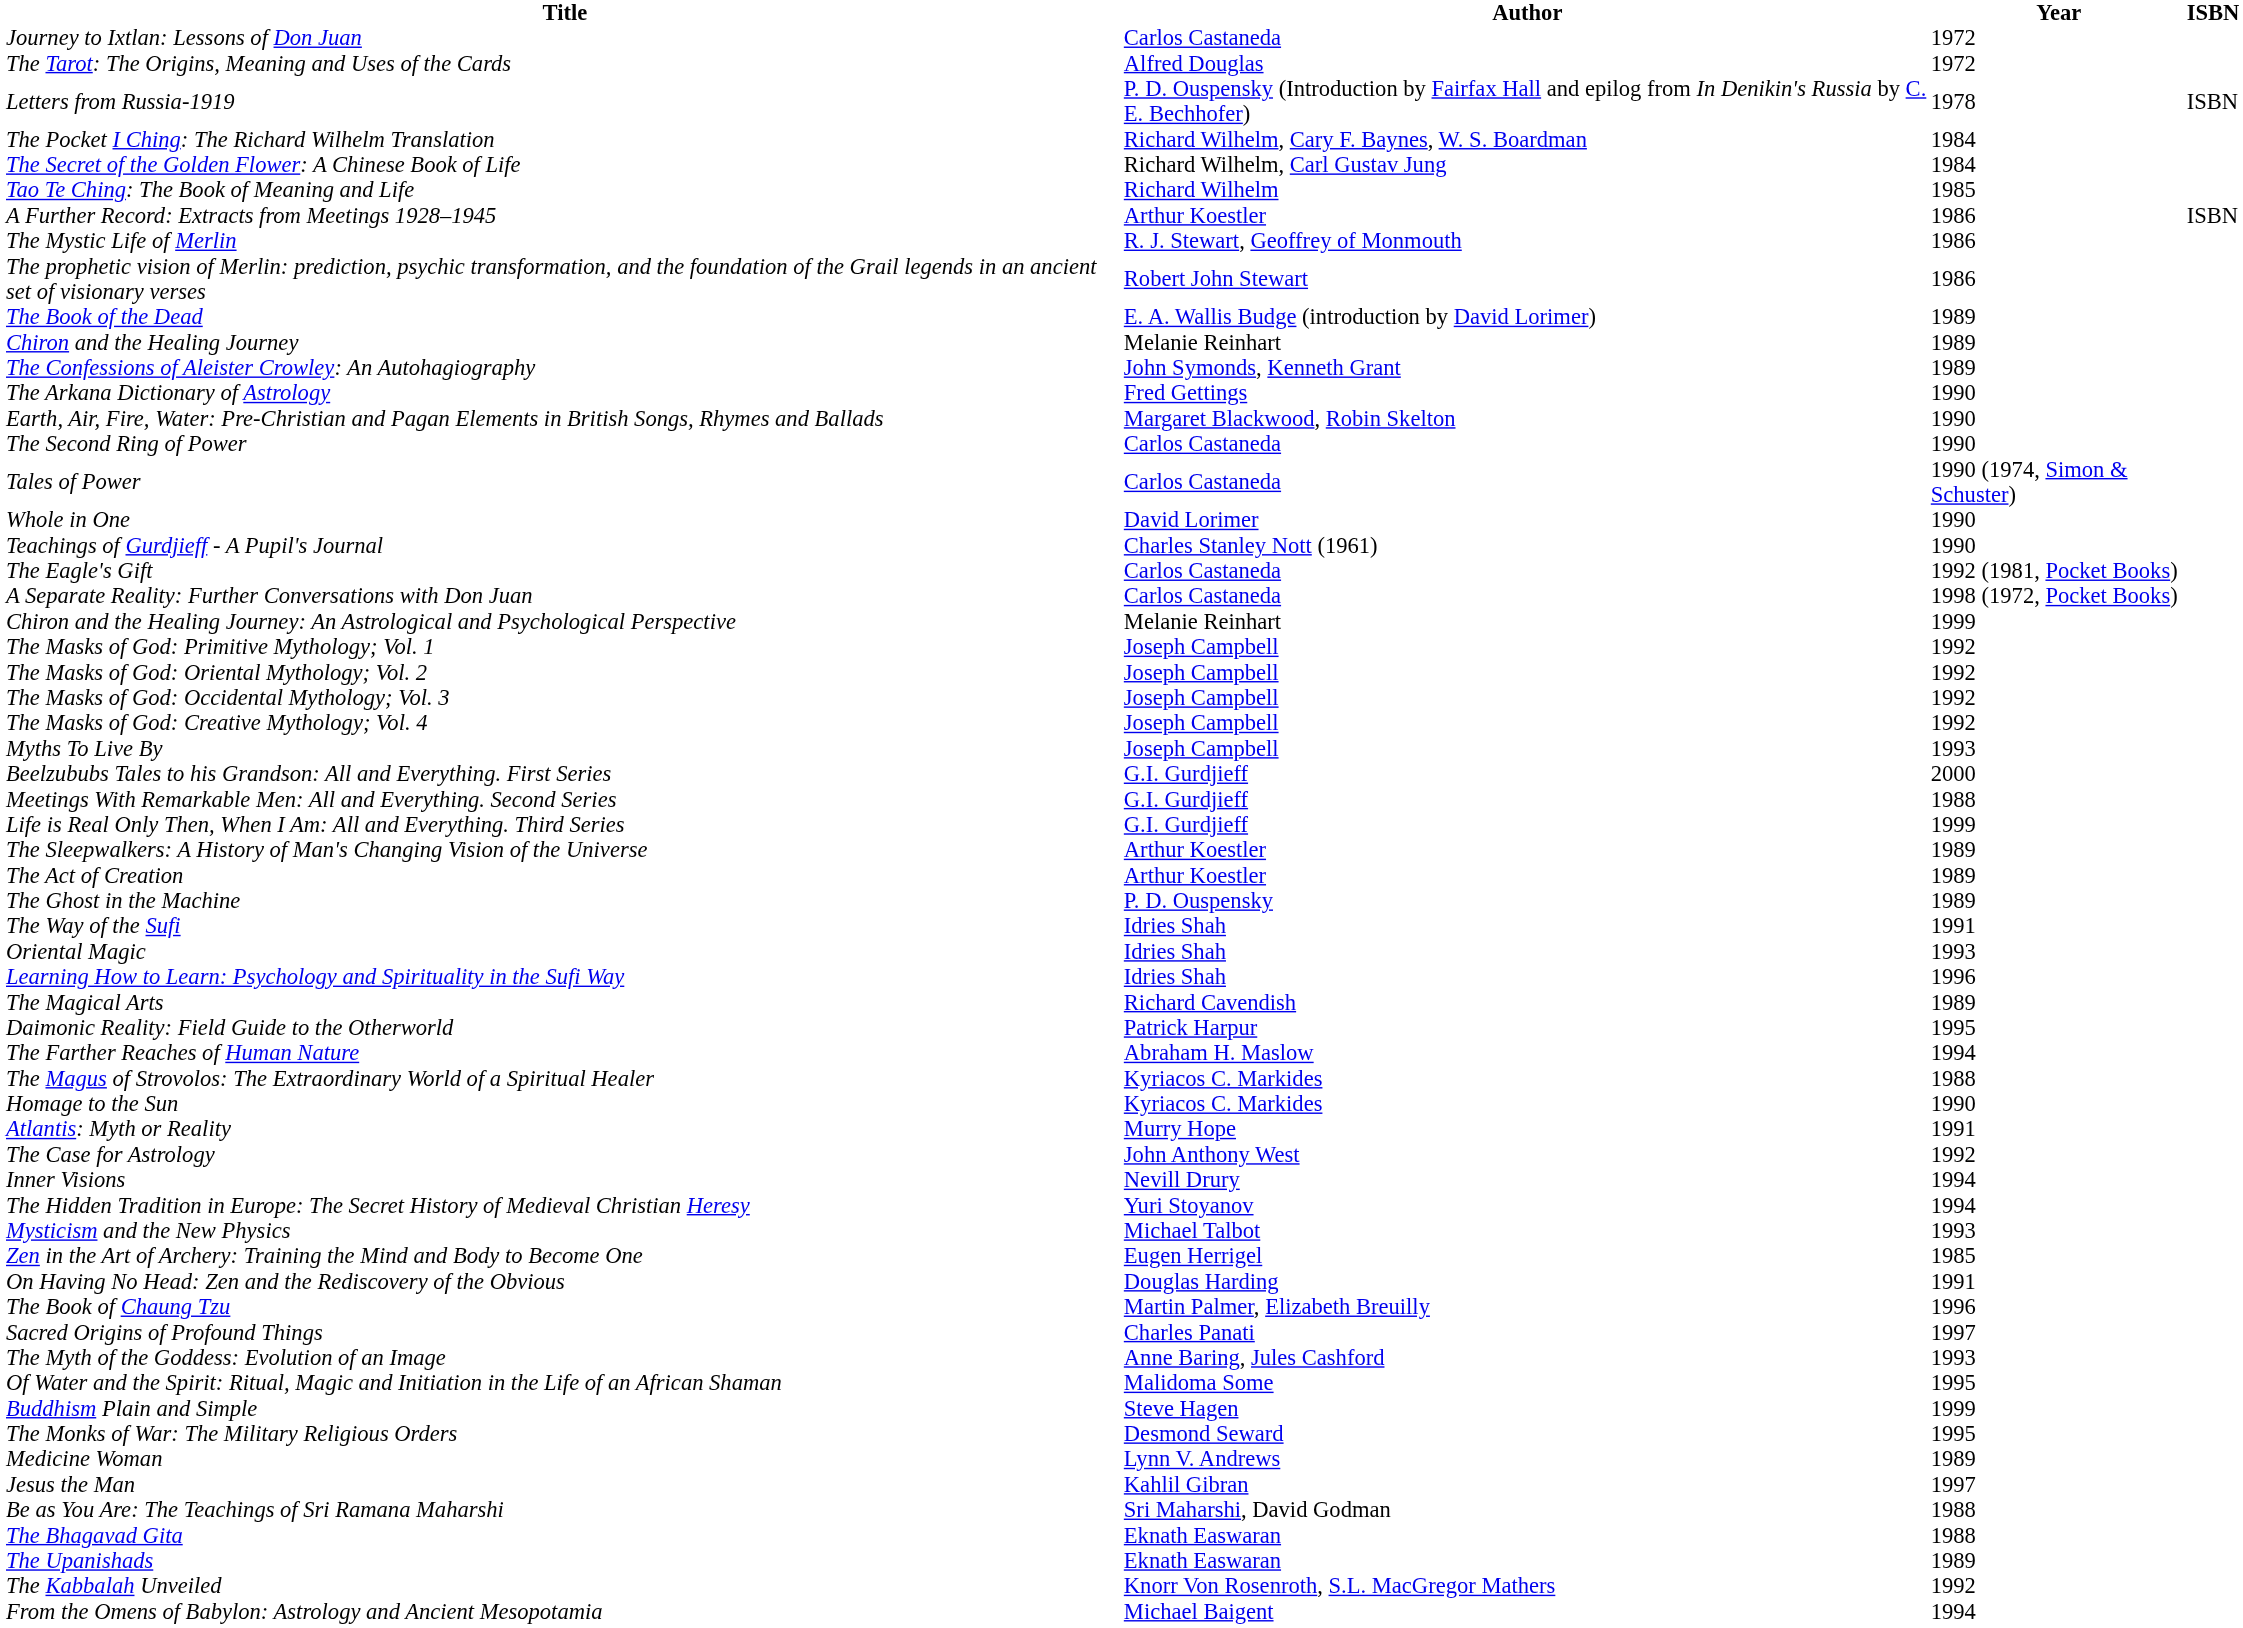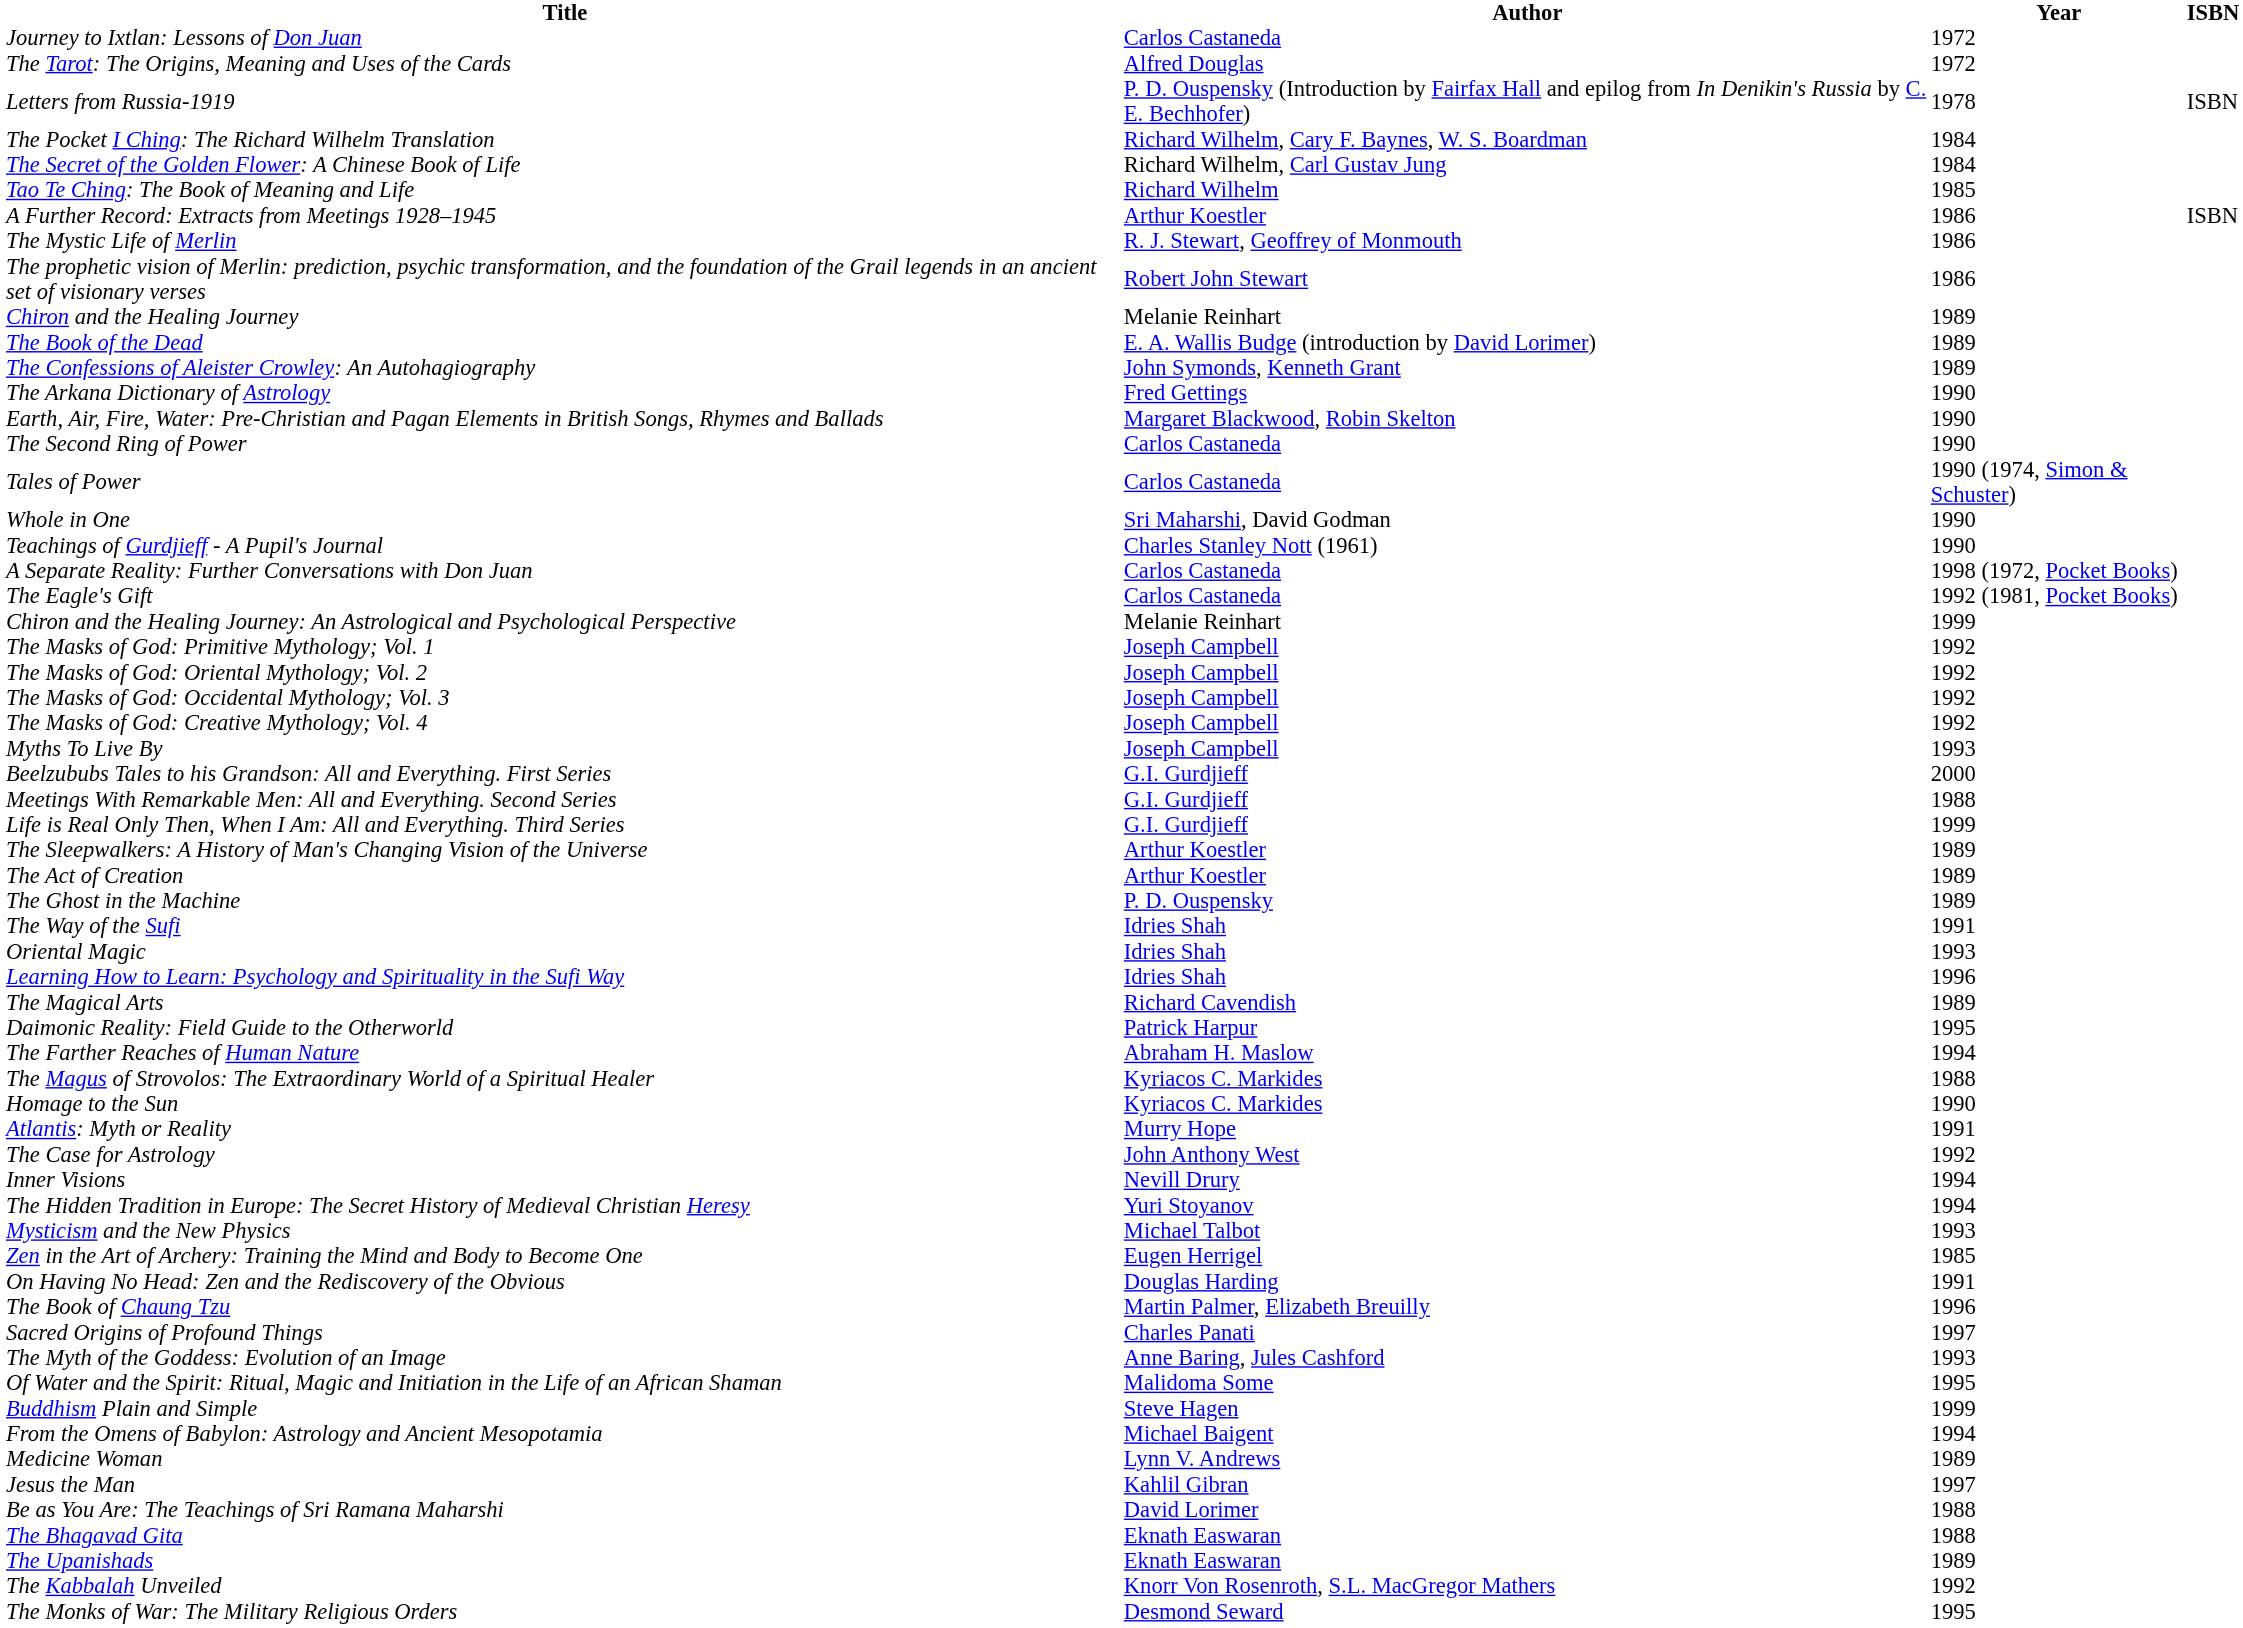rows swapped: (104, 317) <-> (152, 342)
(1191, 520) David Lorimer -> (1257, 520) Sri Maharshi, David Godman
rows swapped: (79, 570) <-> (269, 596)
rows swapped: (232, 1433) <-> (304, 1611)
(1257, 1509) Sri Maharshi, David Godman -> (1191, 1509) David Lorimer
